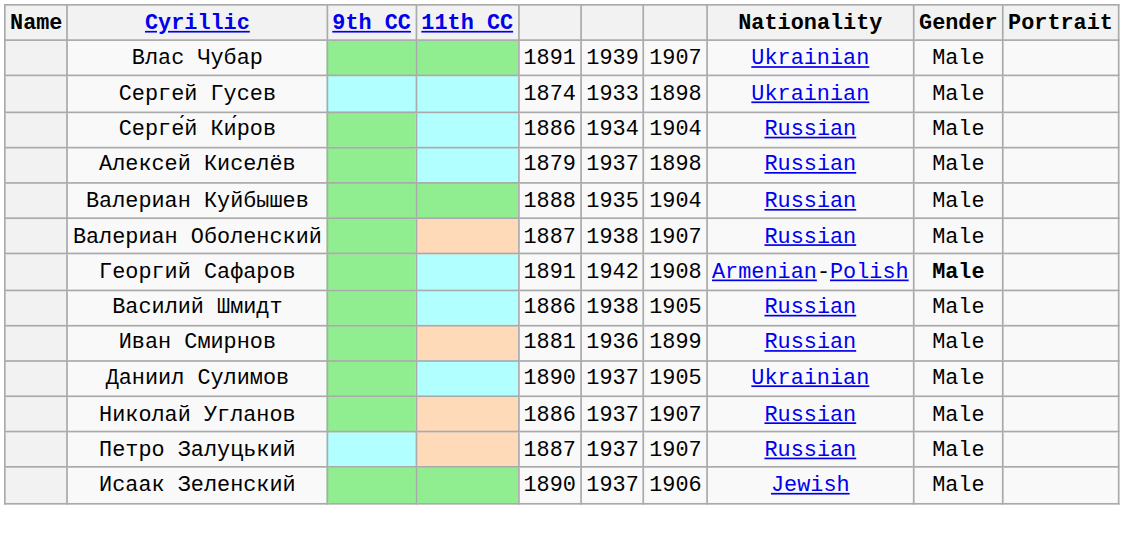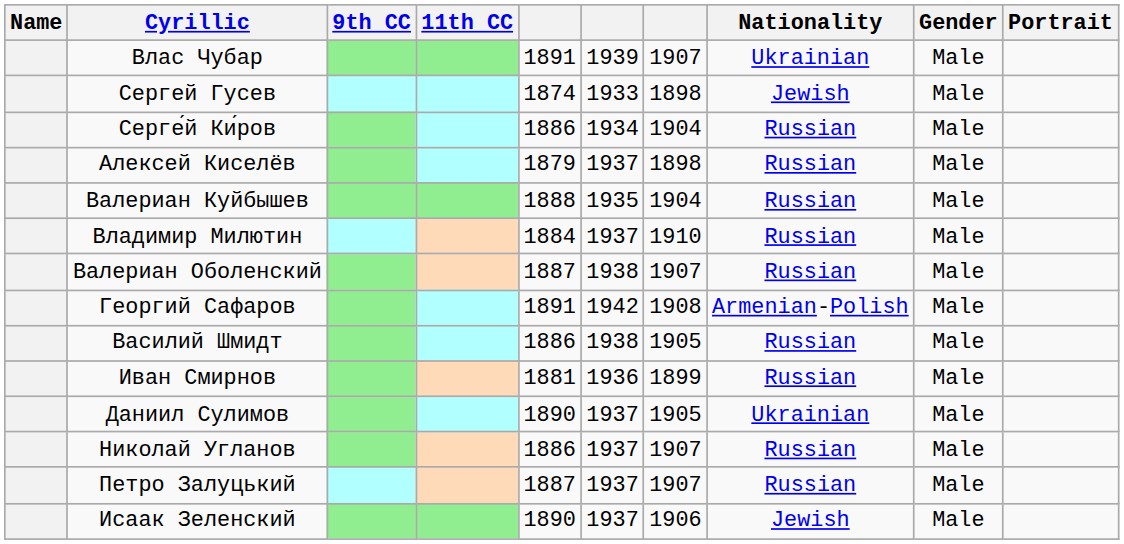(810, 94) Ukrainian -> (810, 94) Jewish
+ row: (197, 236)
(958, 272) bold -> (958, 307) normal
